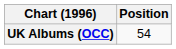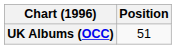(144, 34) 54 -> (144, 34) 51
